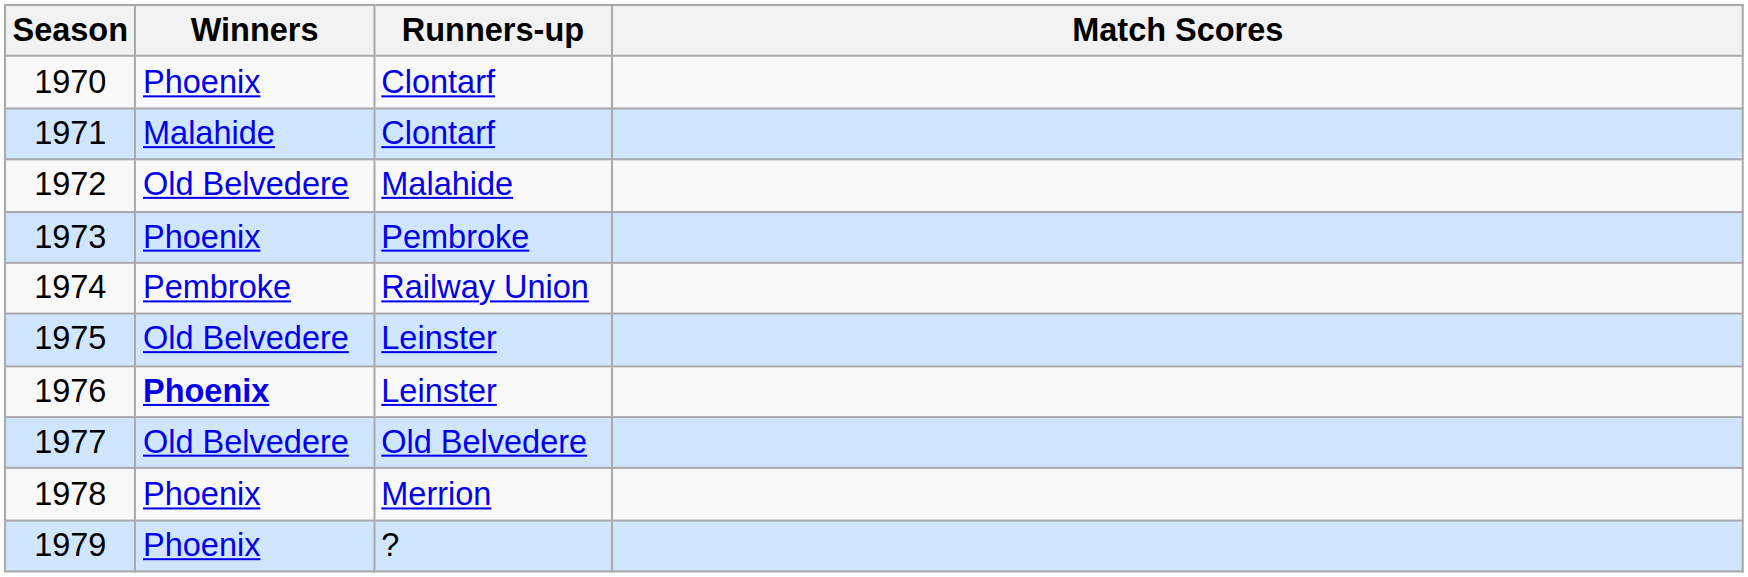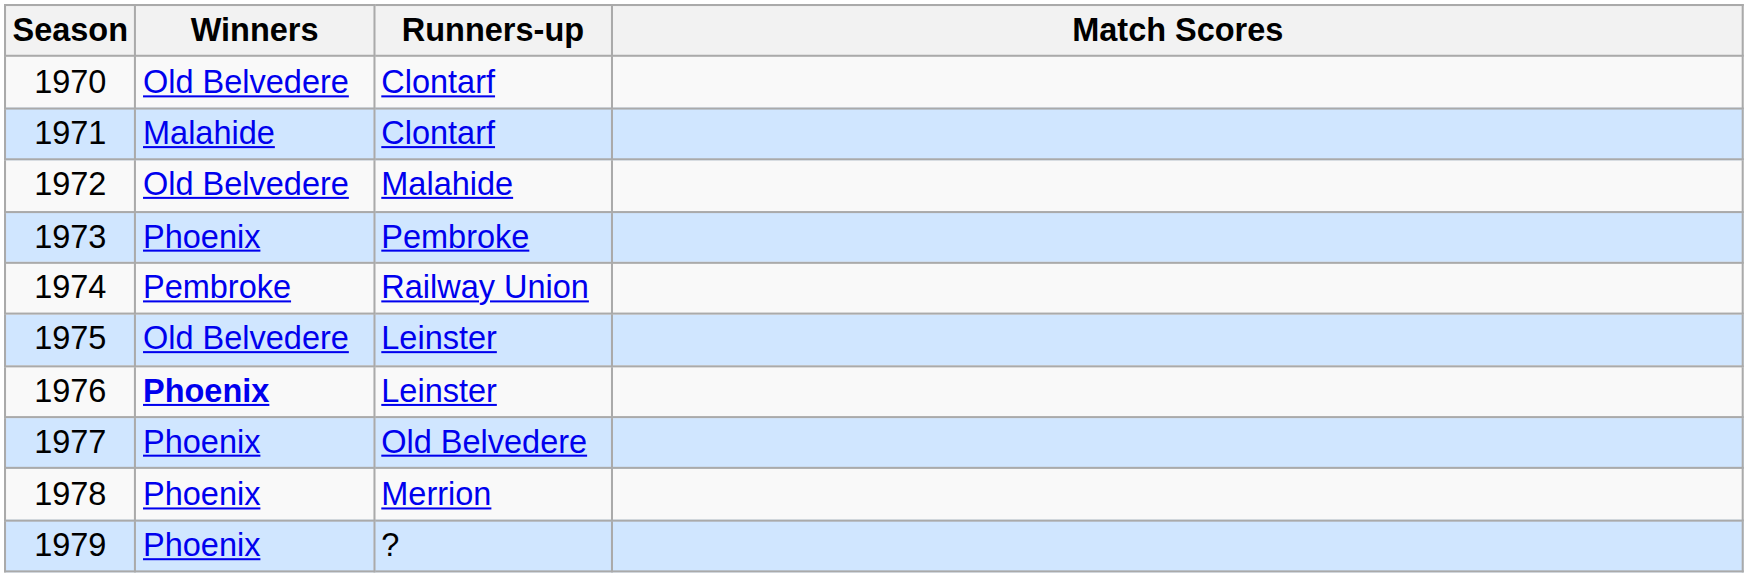(202, 81) Phoenix -> (246, 81) Old Belvedere
(246, 442) Old Belvedere -> (202, 442) Phoenix
